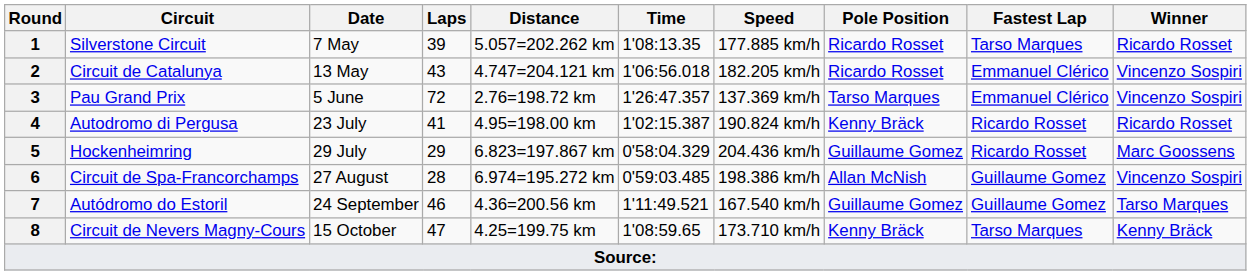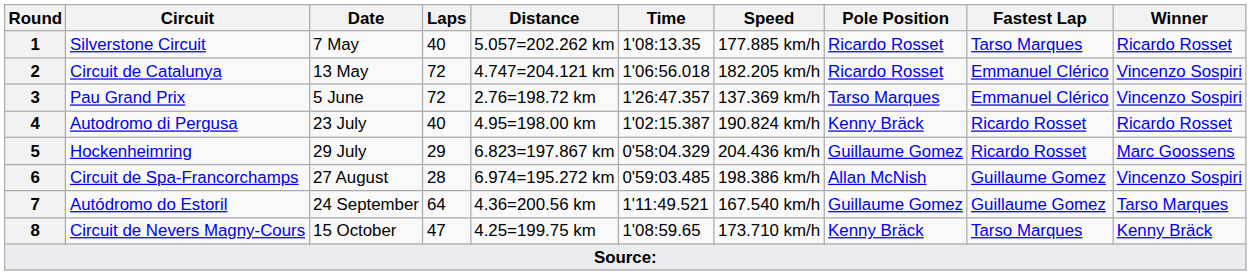(436, 44) 39 -> (436, 44) 40
(436, 71) 43 -> (436, 71) 72
(436, 124) 41 -> (436, 124) 40
(436, 204) 46 -> (436, 204) 64
